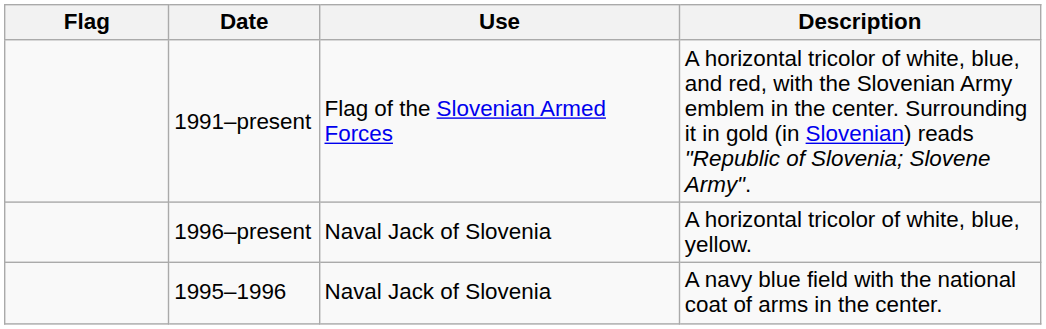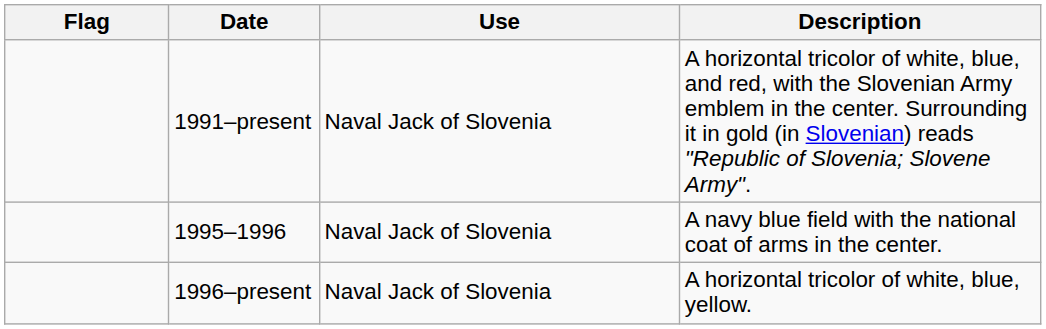(465, 120) Flag of the Slovenian Armed Forces -> (438, 120) Naval Jack of Slovenia
rows swapped: (230, 292) <-> (243, 231)
